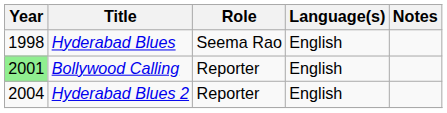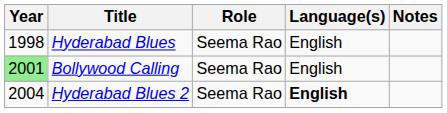(228, 68) Reporter -> (239, 68) Seema Rao
(228, 94) Reporter -> (239, 94) Seema Rao
(316, 94) normal -> (319, 94) bold
